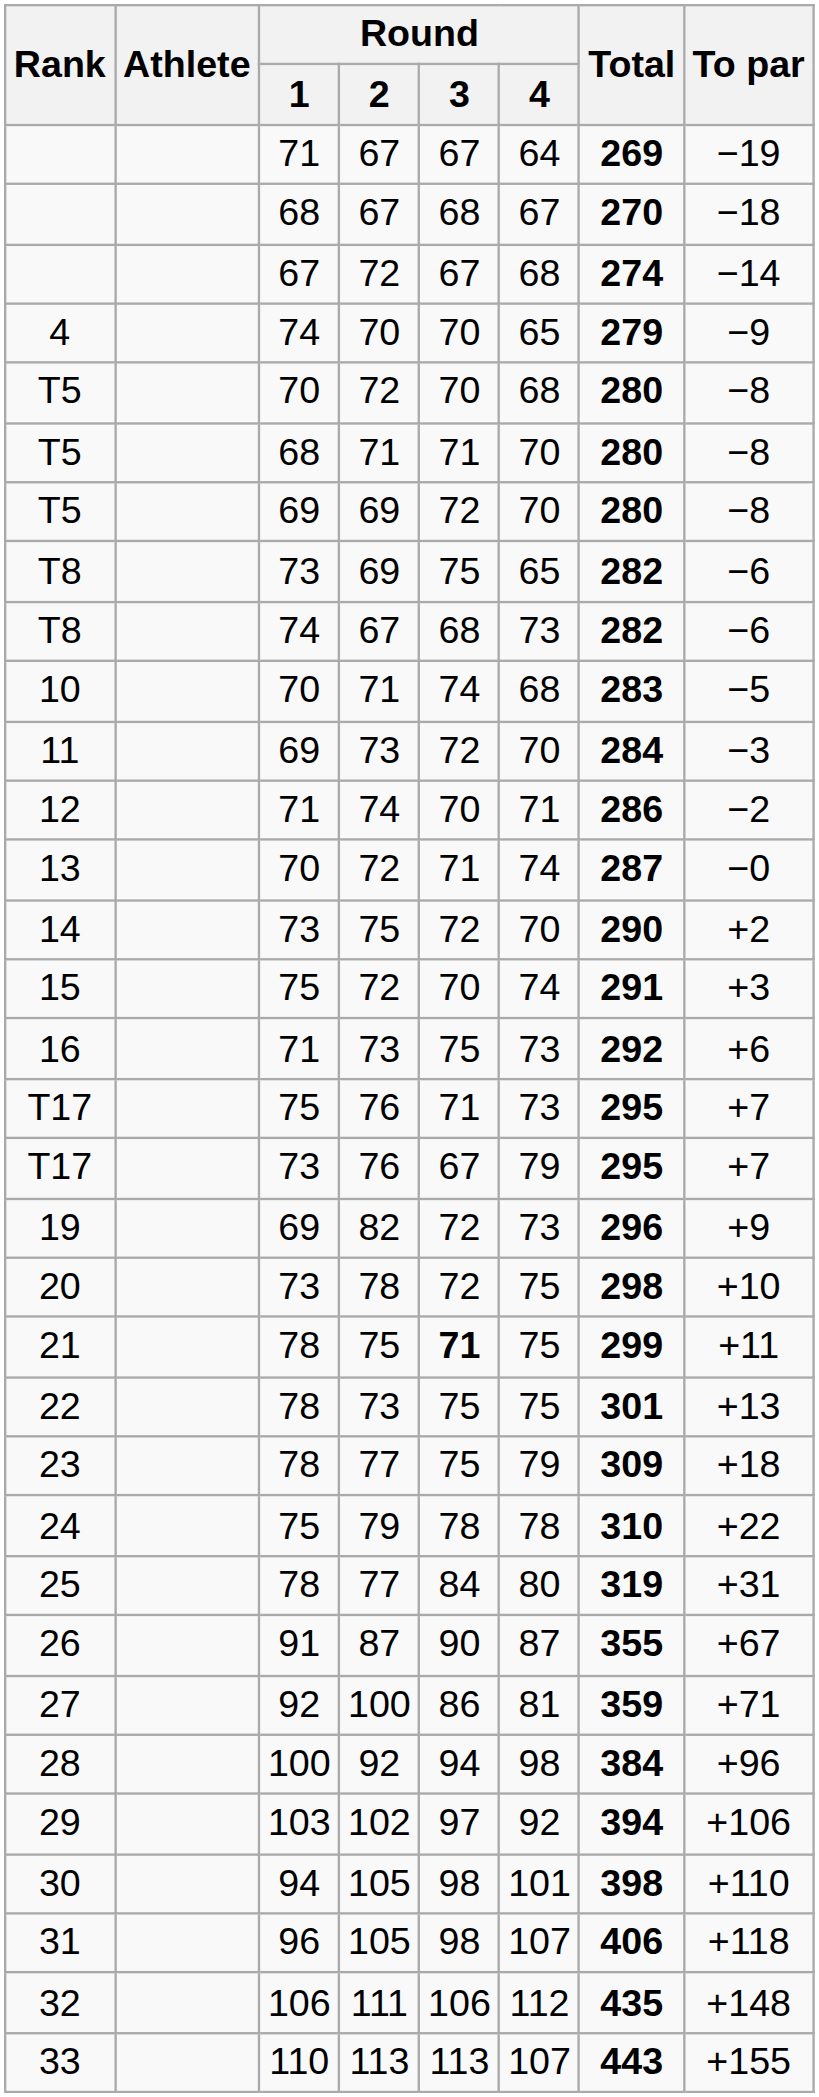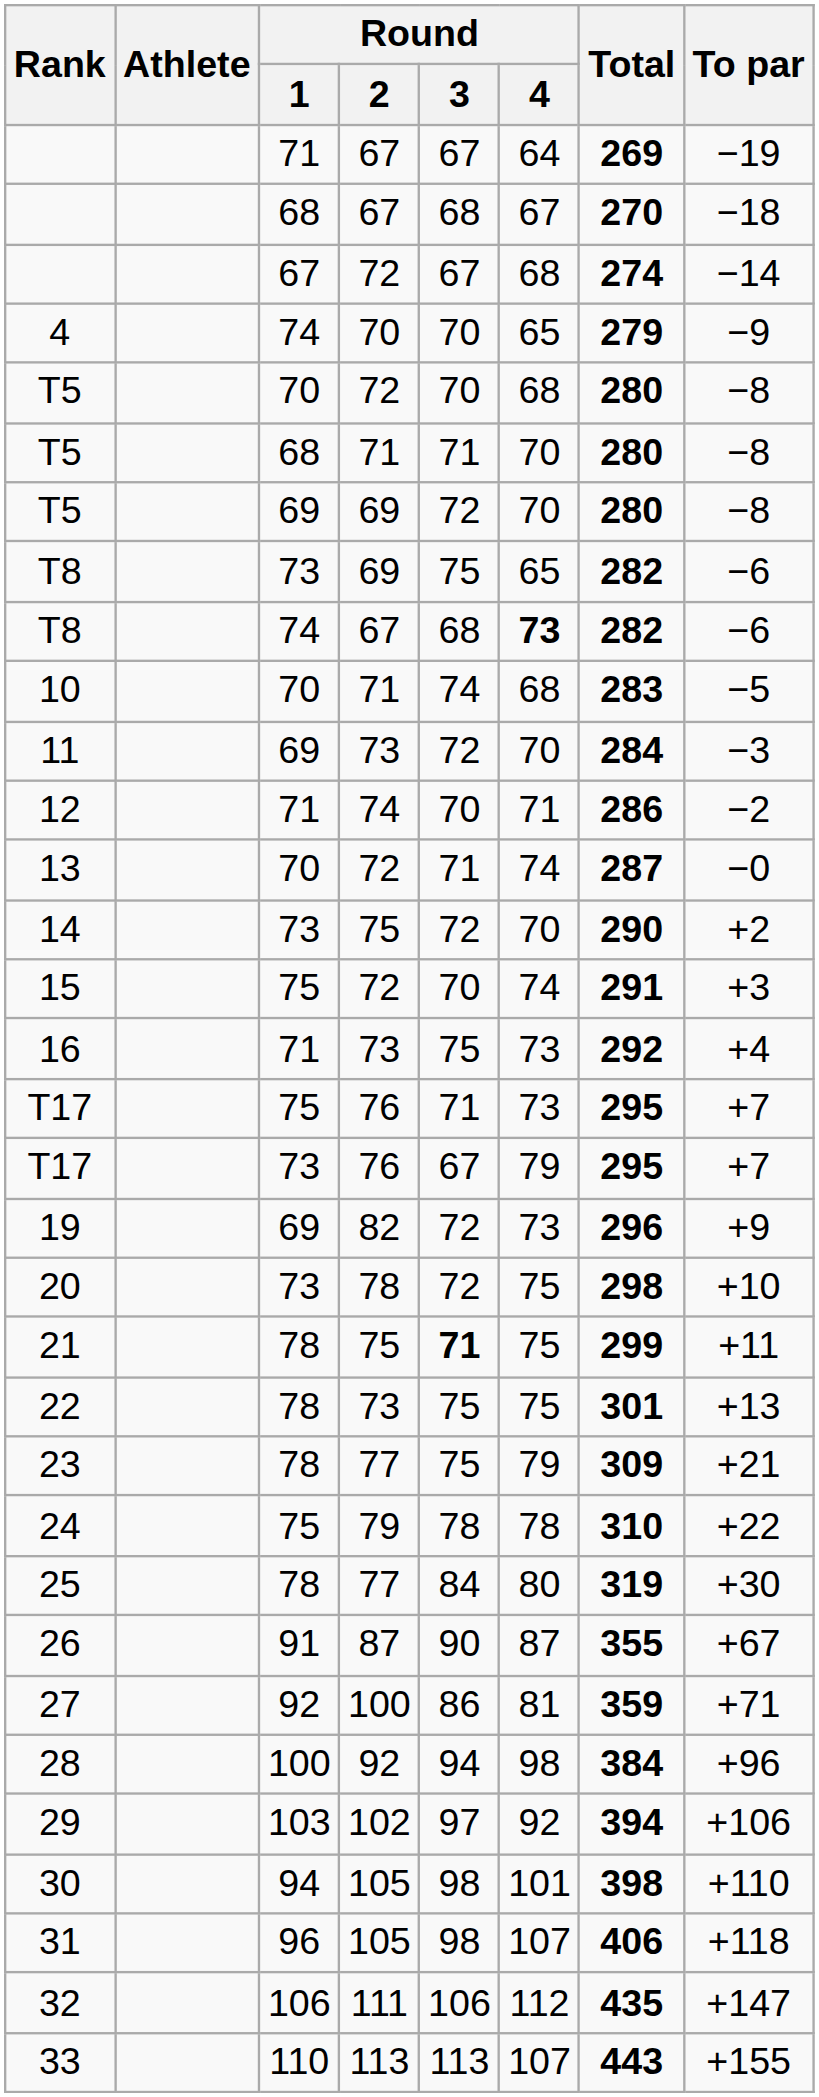(540, 630) normal -> (540, 630) bold
(749, 1048) +6 -> (749, 1048) +4
(749, 1465) +18 -> (749, 1465) +21
(749, 1584) +31 -> (749, 1584) +30
(749, 2002) +148 -> (749, 2002) +147
